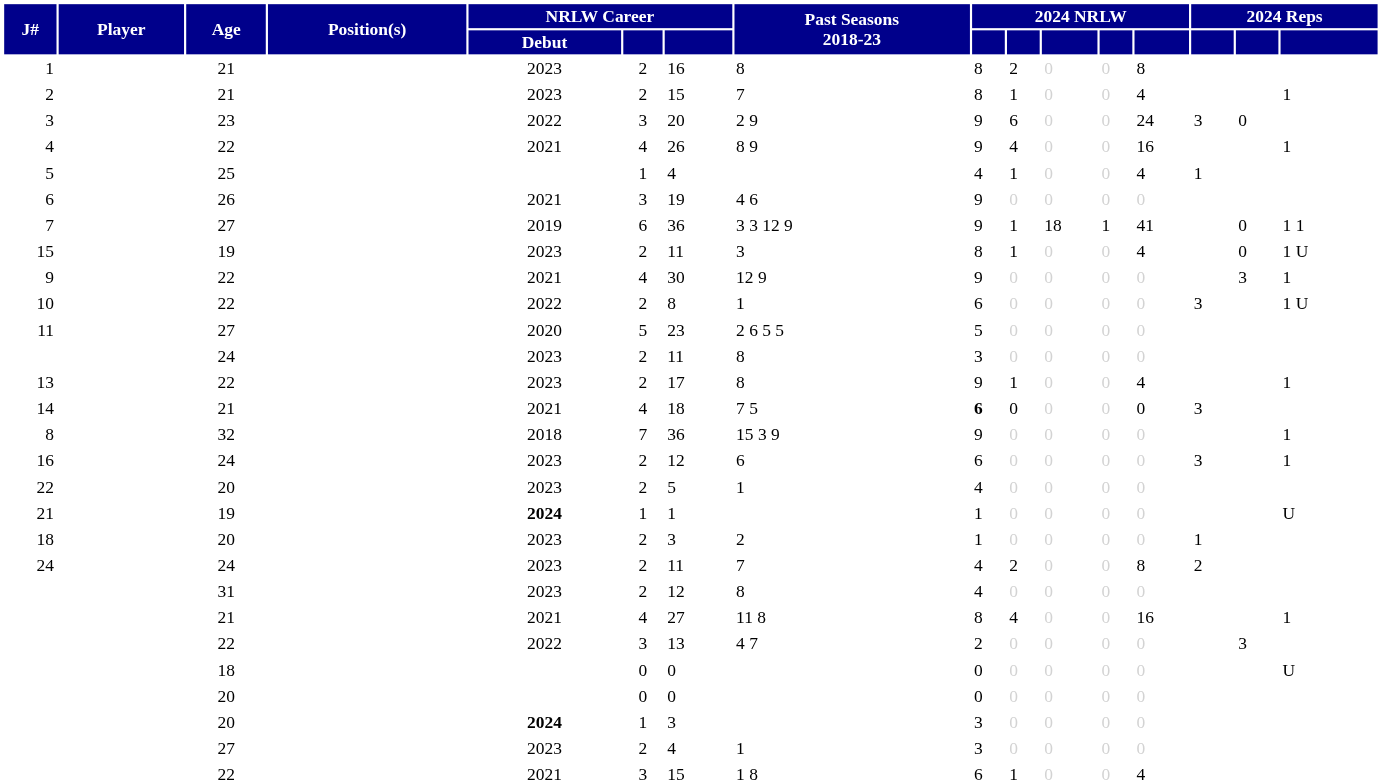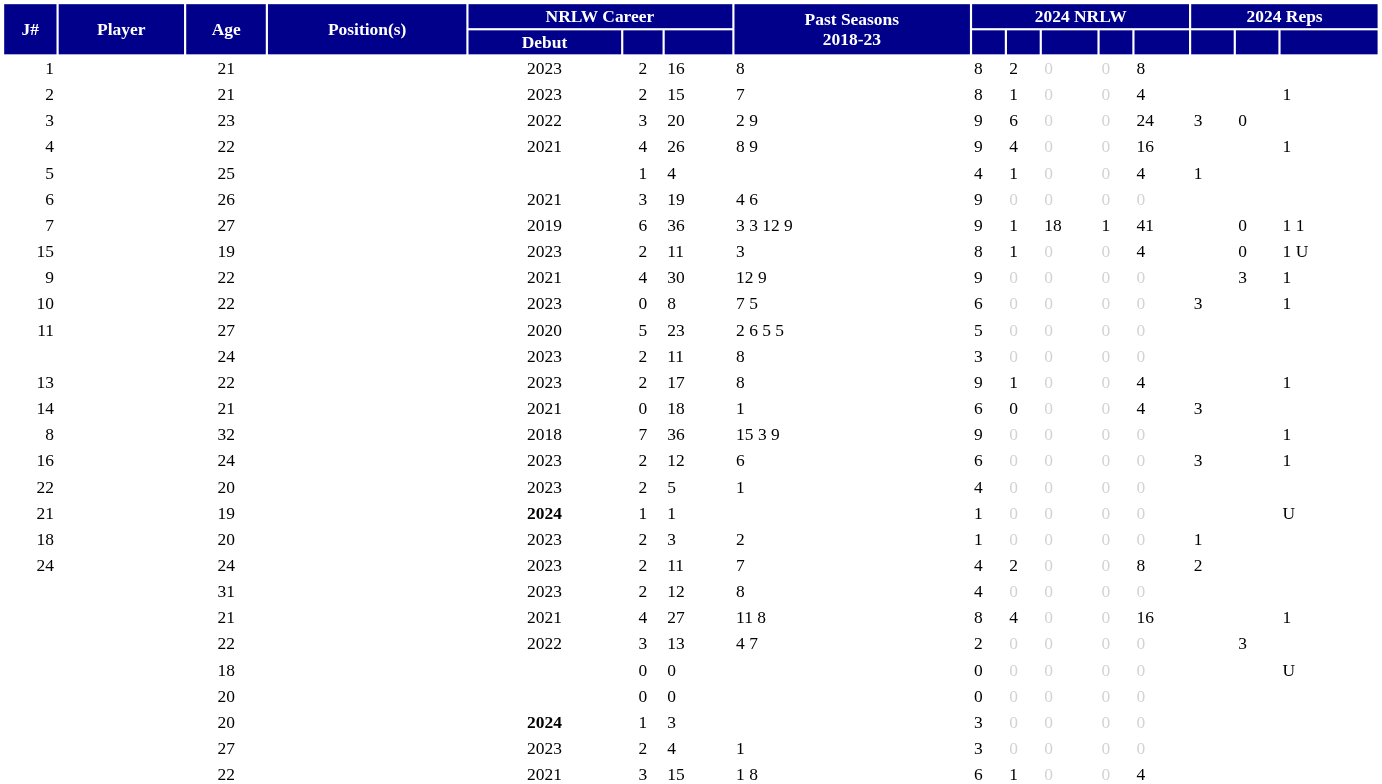(544, 303) 2022 -> (544, 303) 2023
(643, 303) 2 -> (643, 303) 0
(740, 303) 1 -> (747, 303) 7 5
(1295, 303) 1 U -> (1287, 303) 1
(643, 408) 4 -> (643, 408) 0
(747, 408) 7 5 -> (740, 408) 1
(978, 408) bold -> (978, 408) normal
(1141, 408) 0 -> (1141, 408) 4
